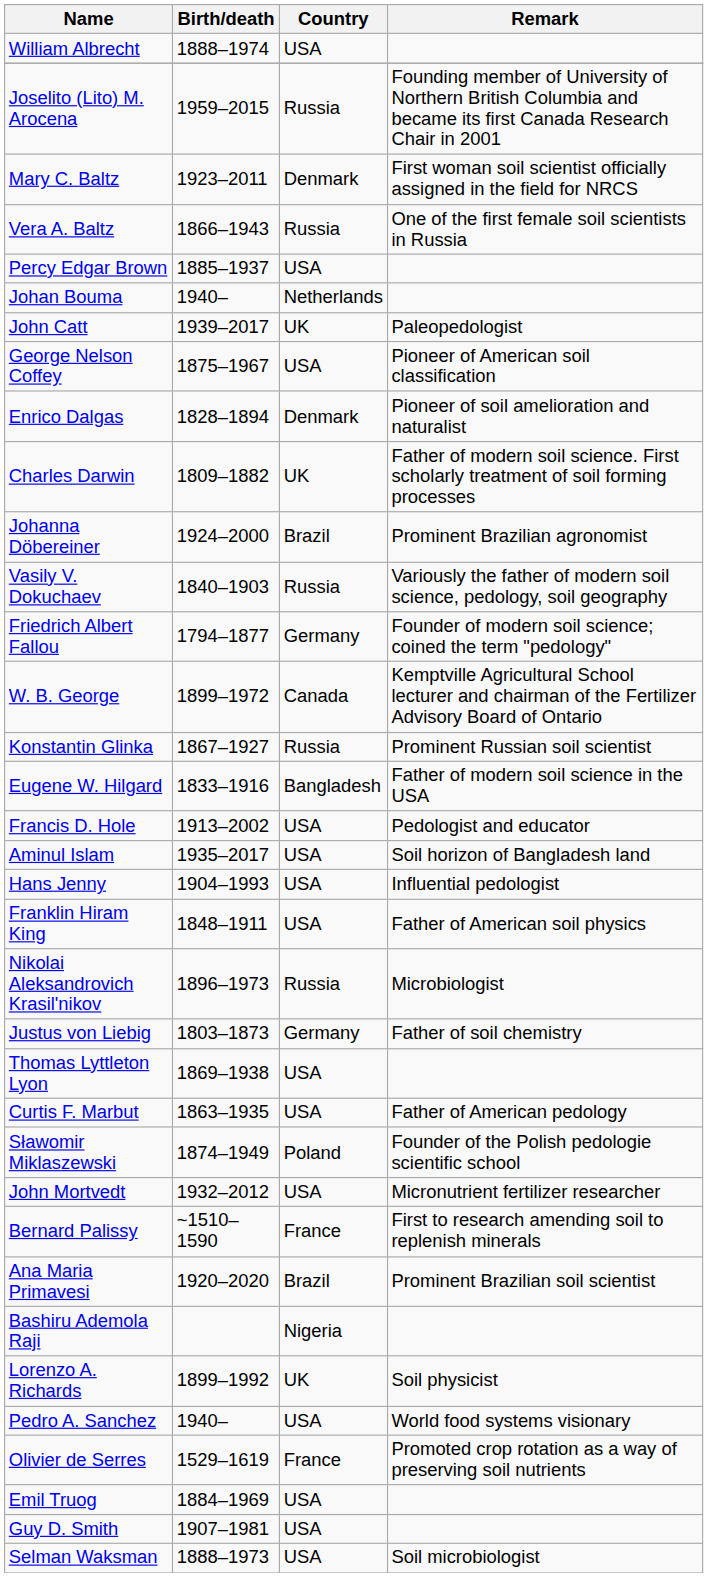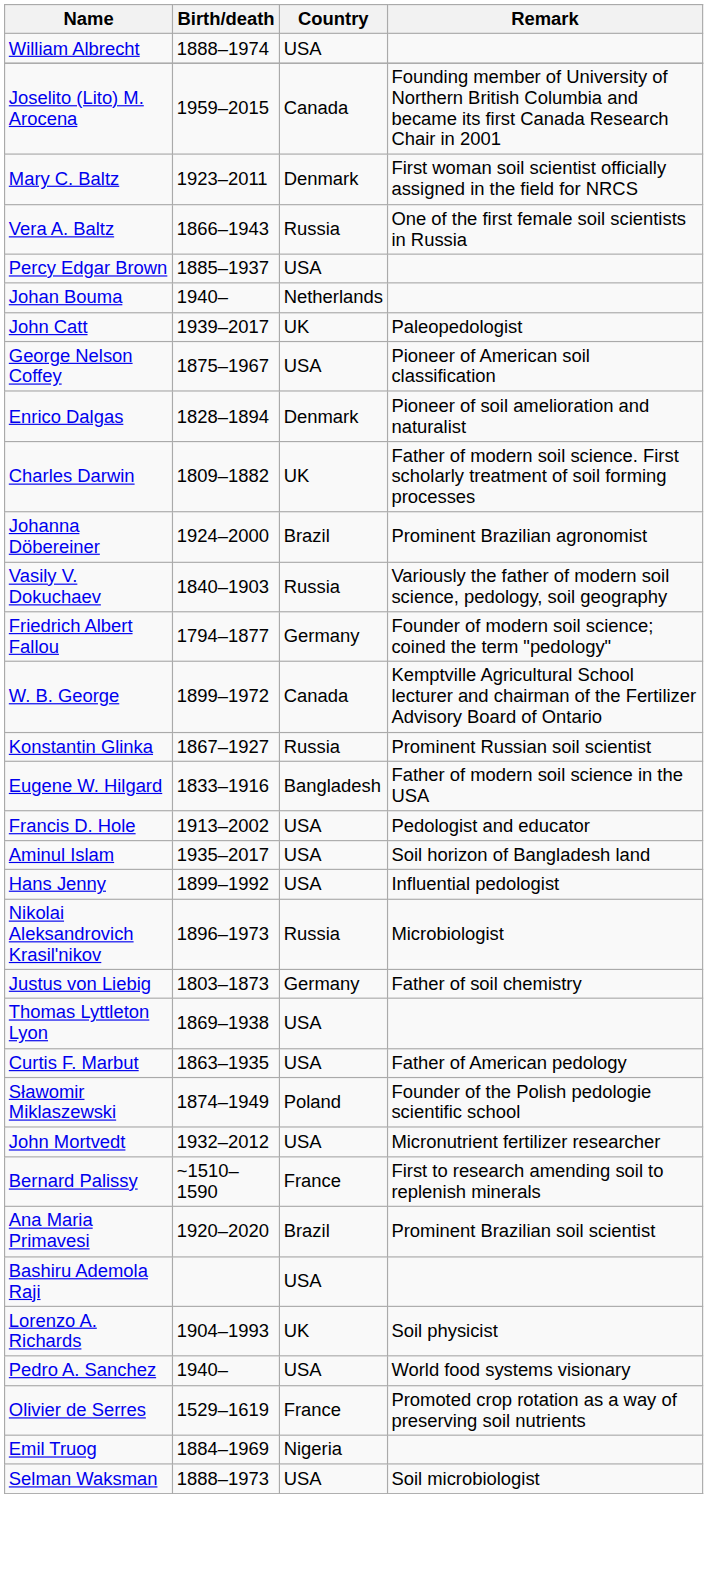(312, 108) Russia -> (316, 108) Canada
(223, 884) 1904–1993 -> (223, 884) 1899–1992
- row: (69, 923)
(313, 1331) Nigeria -> (303, 1281) USA
(223, 1380) 1899–1992 -> (223, 1331) 1904–1993
(303, 1499) USA -> (313, 1449) Nigeria
- row: (64, 1528)
